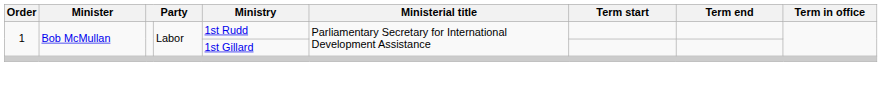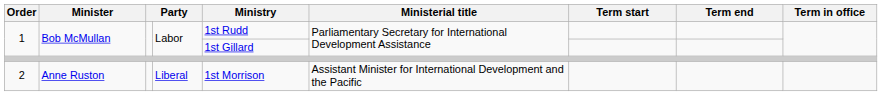+ row: (22, 76)
